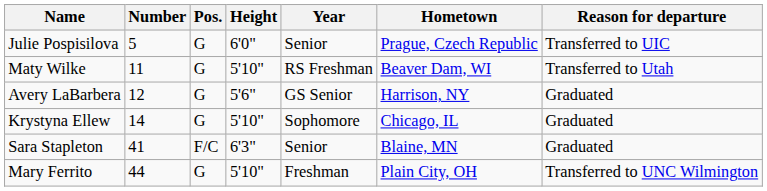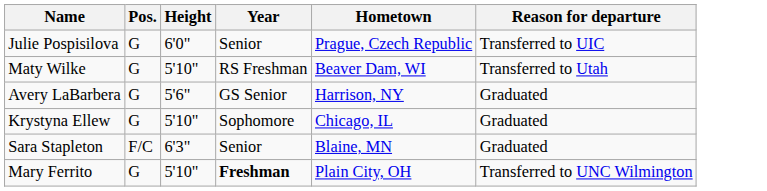- column: (157, 17)
(317, 172) normal -> (254, 172) bold
